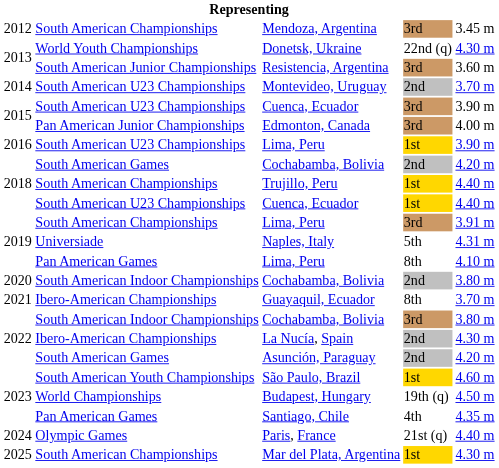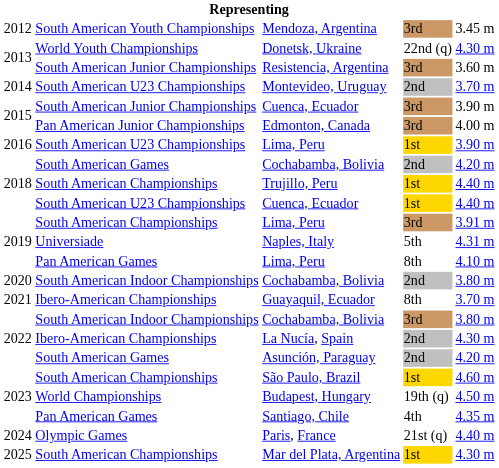(126, 28) South American Championships -> (145, 28) South American Youth Championships
(140, 106) South American U23 Championships -> (146, 106) South American Junior Championships
(145, 377) South American Youth Championships -> (126, 377) South American Championships
